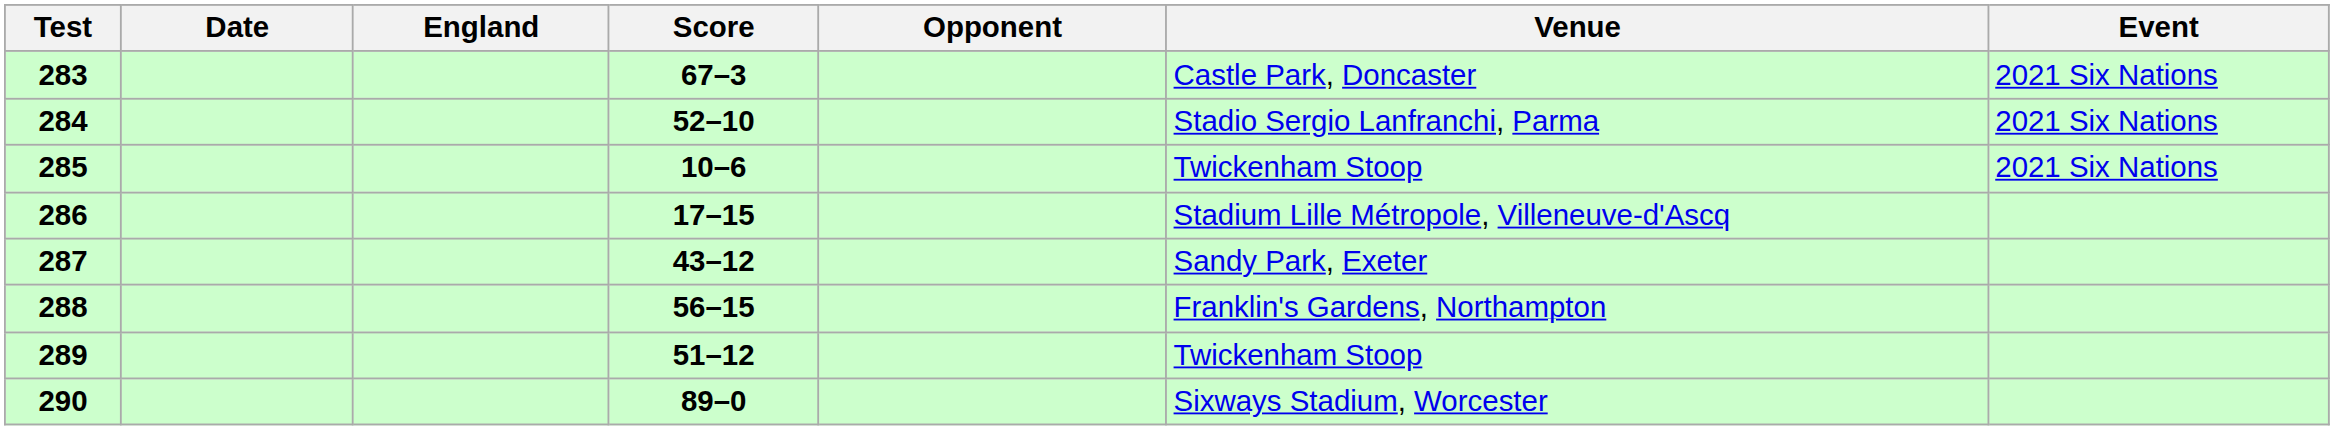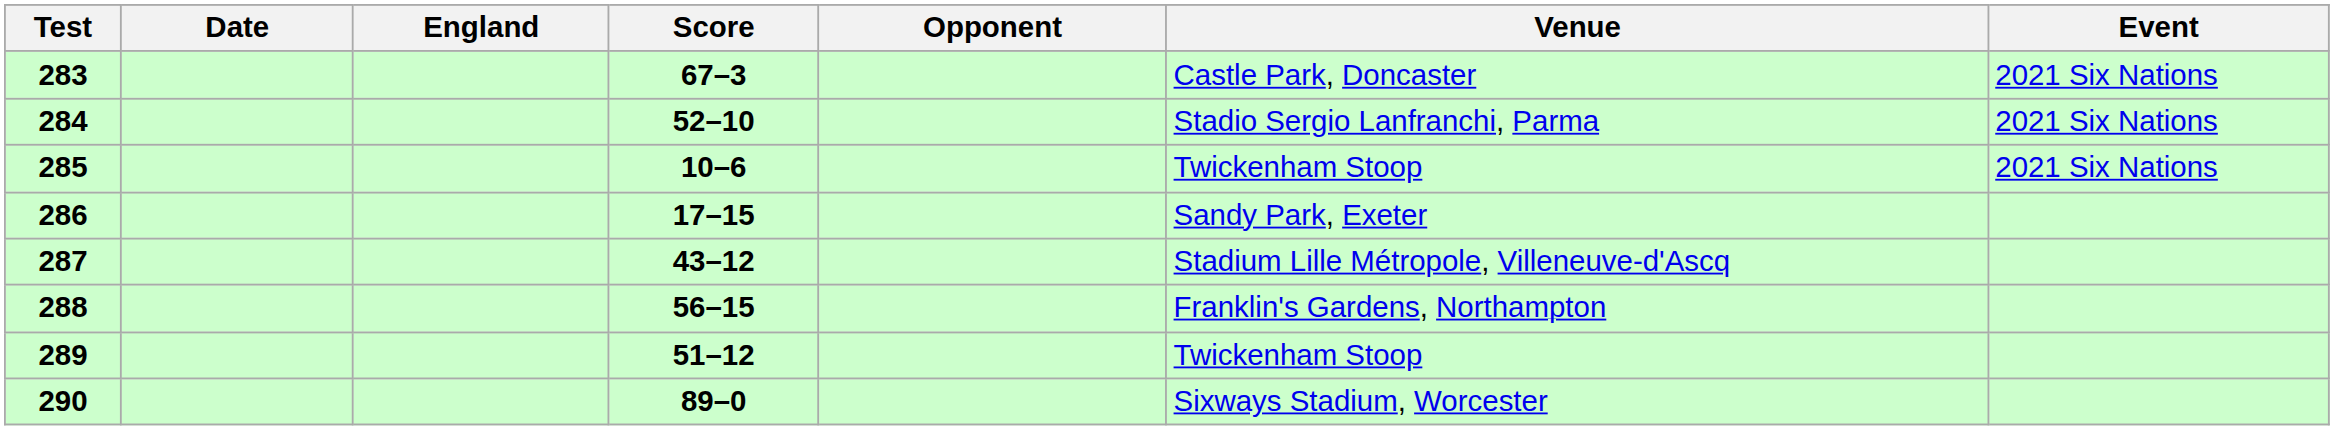(1452, 214) Stadium Lille Métropole, Villeneuve-d'Ascq -> (1300, 214) Sandy Park, Exeter
(1300, 261) Sandy Park, Exeter -> (1452, 261) Stadium Lille Métropole, Villeneuve-d'Ascq
